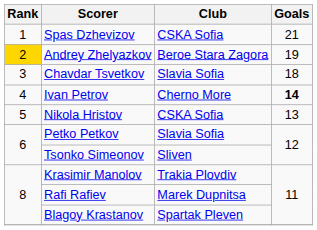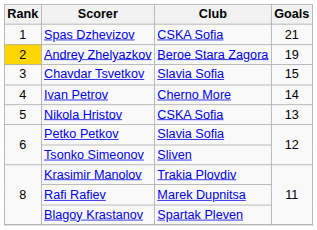(292, 74) 18 -> (292, 74) 15
(292, 94) bold -> (292, 94) normal
